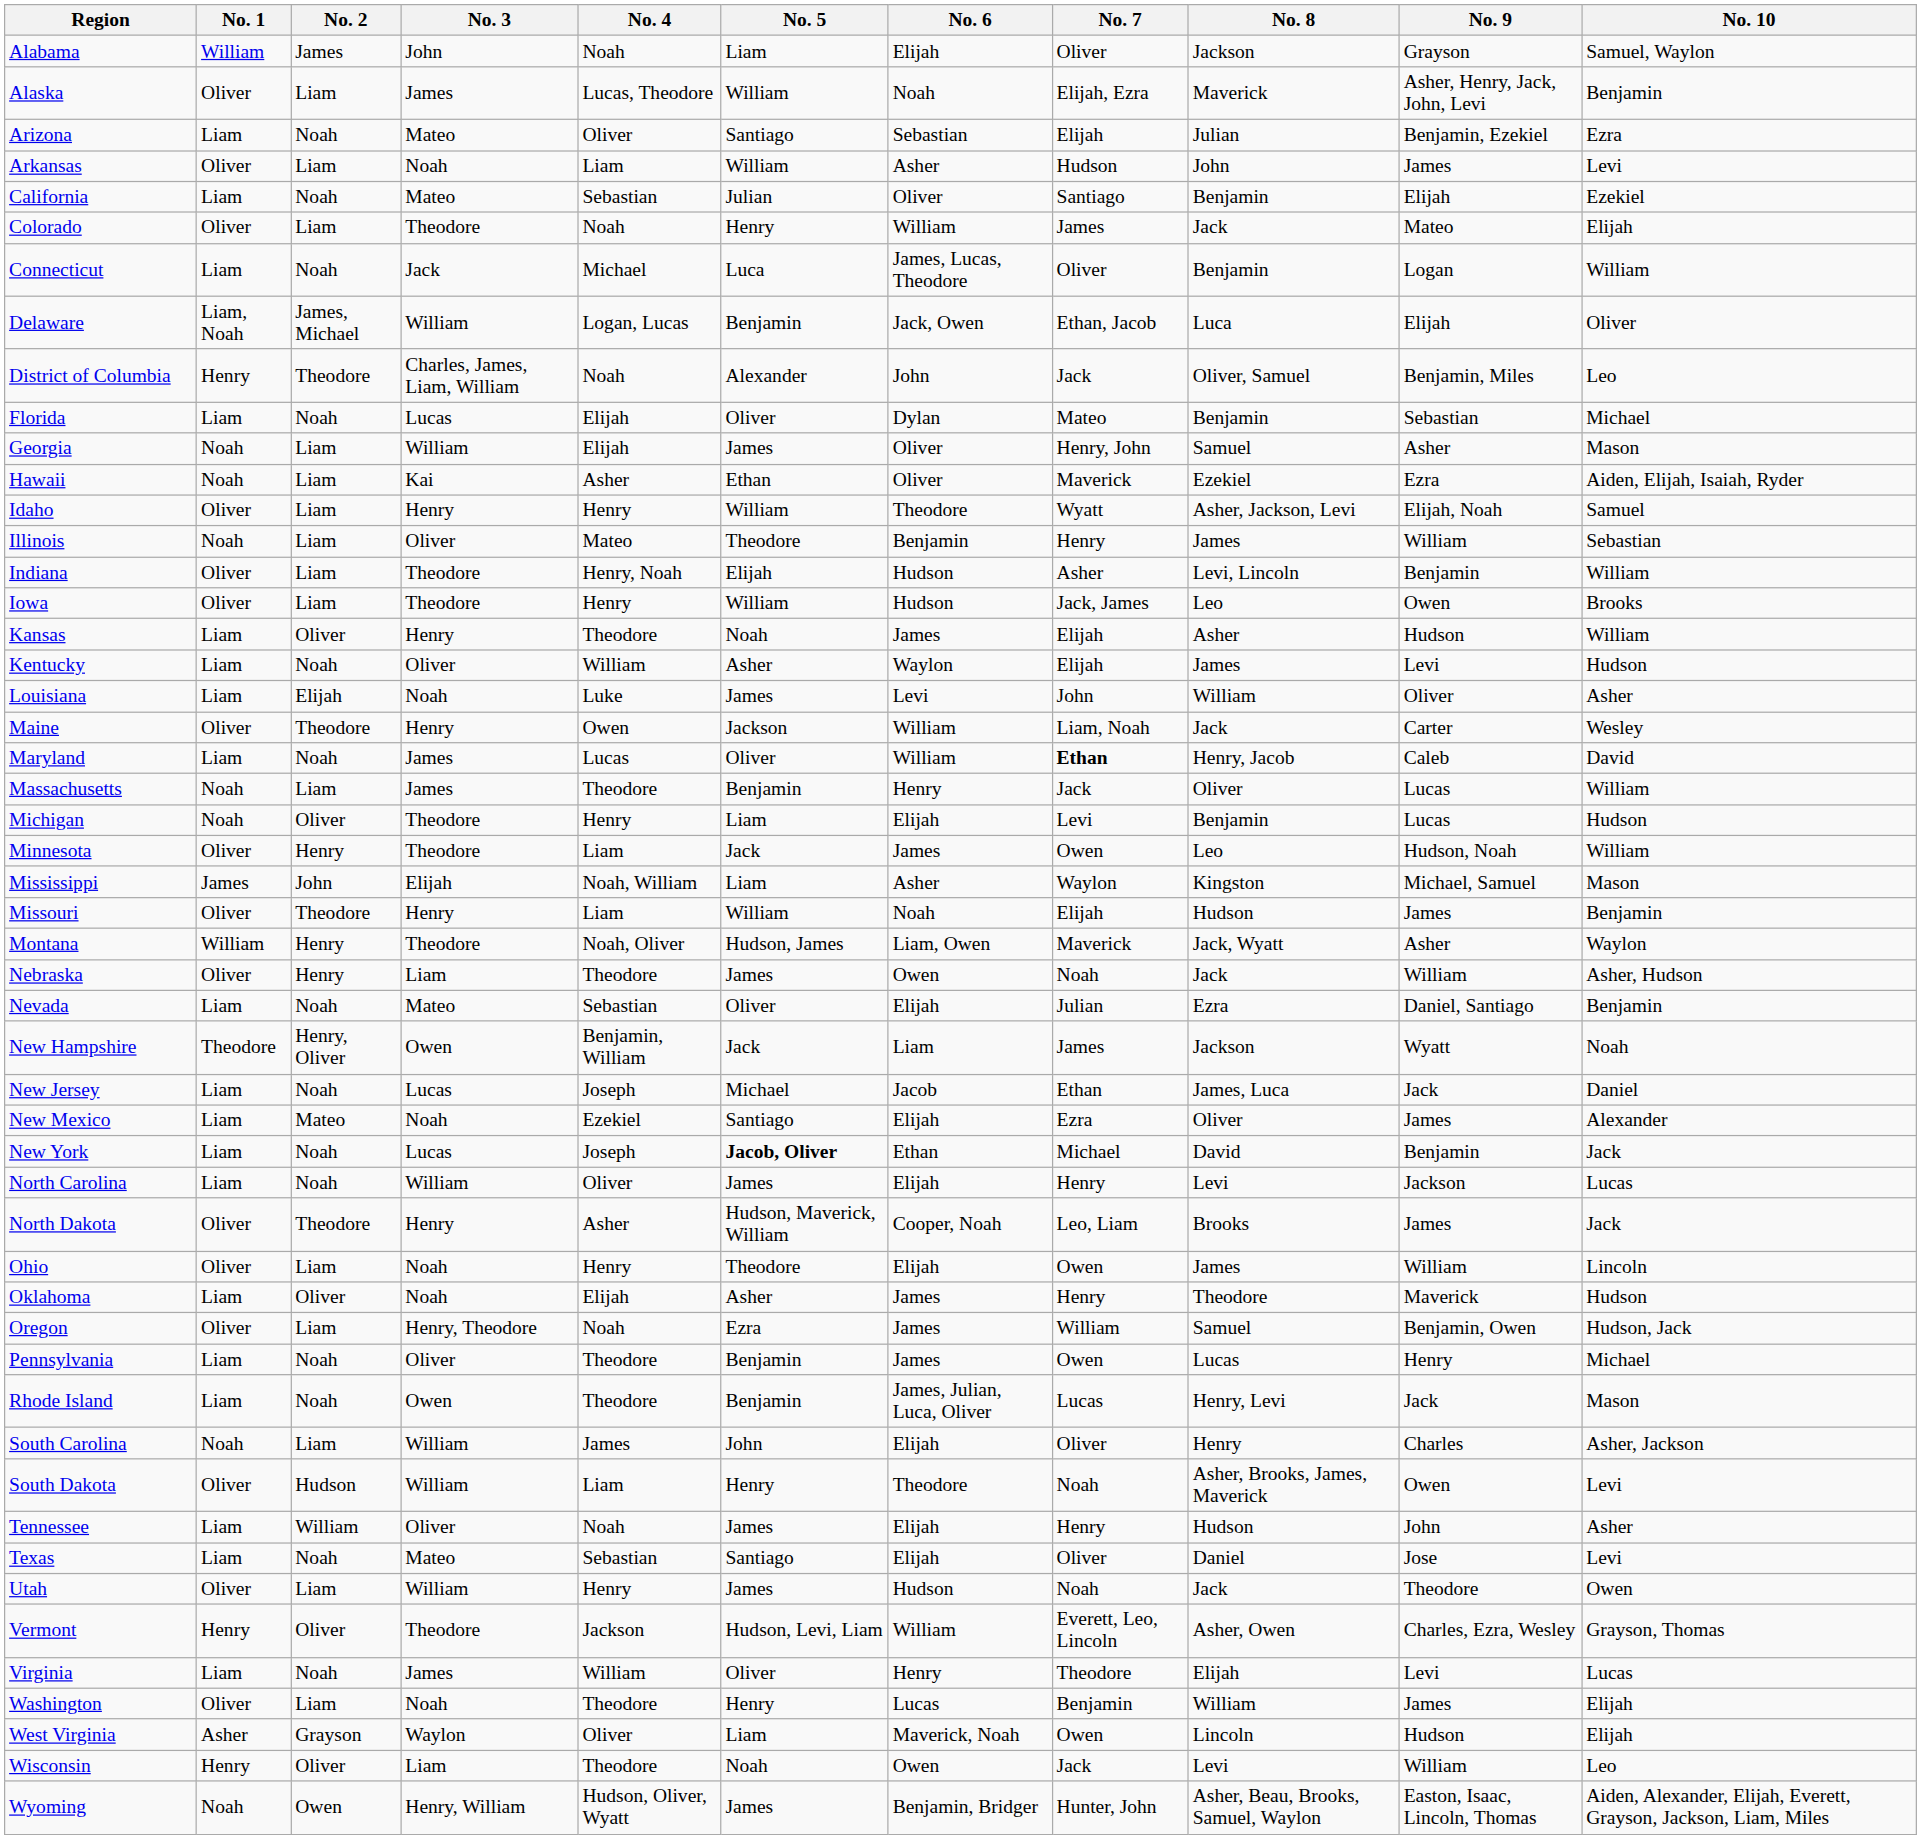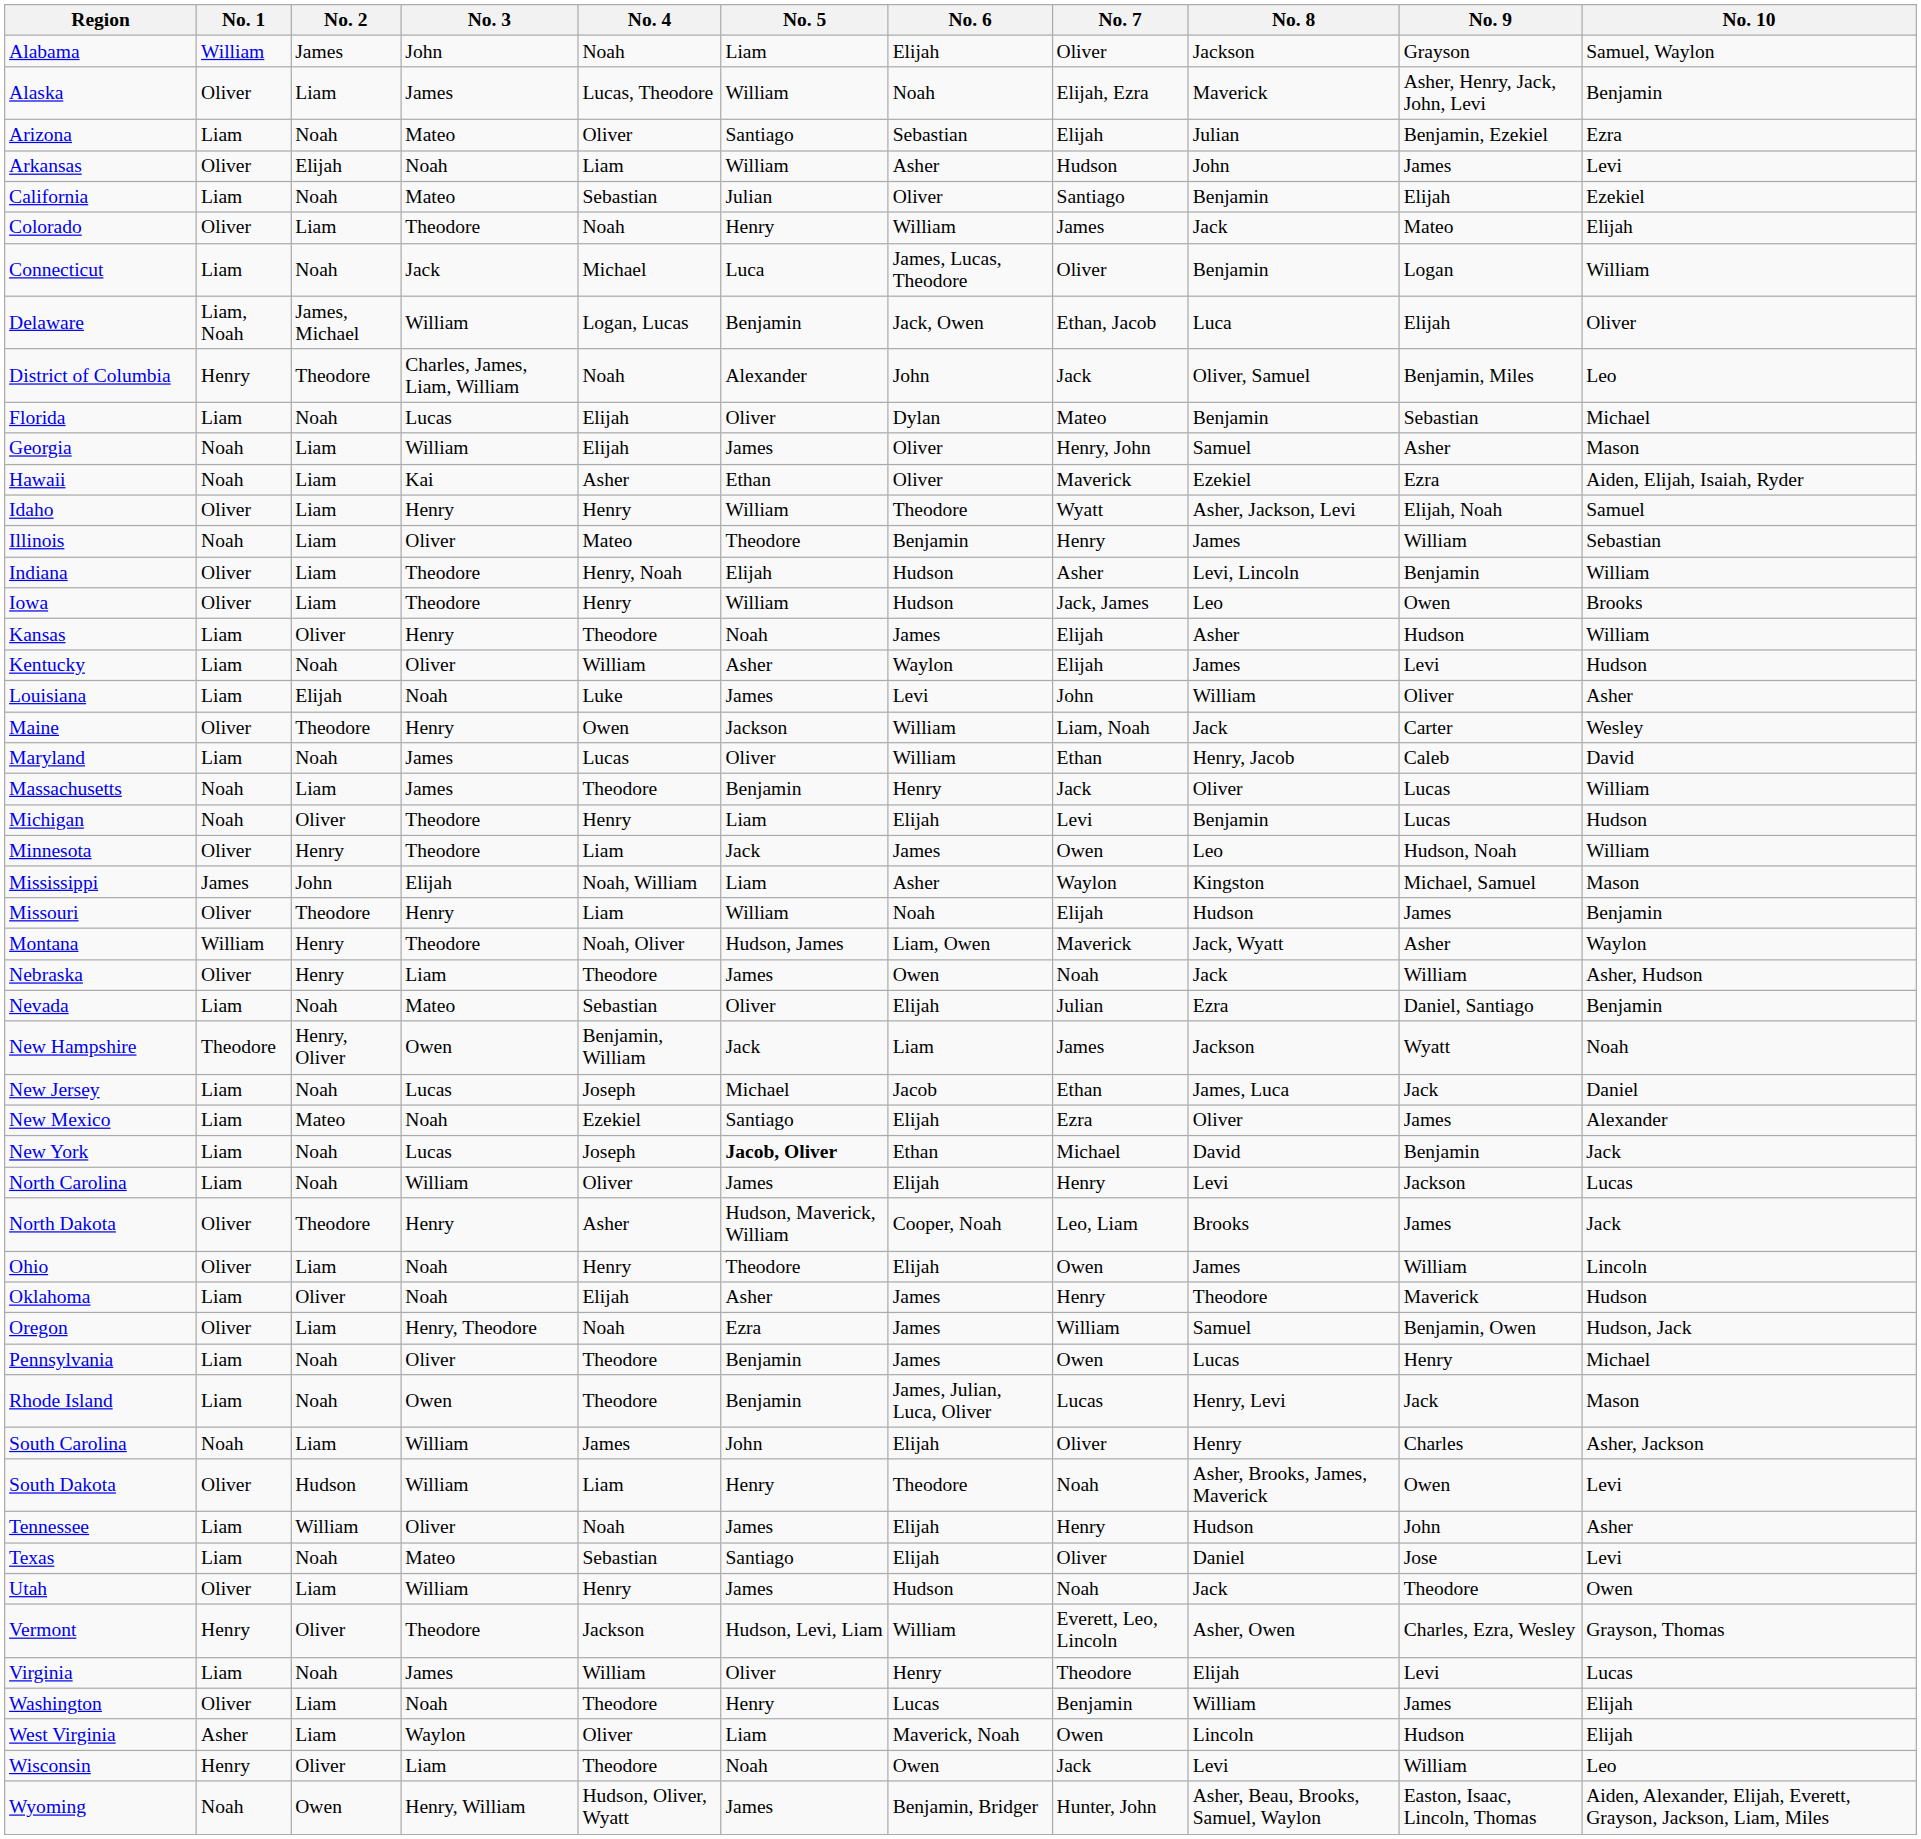(316, 165) Liam -> (319, 165) Elijah
(1082, 757) bold -> (1079, 757) normal
(328, 1734) Grayson -> (316, 1734) Liam
